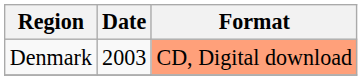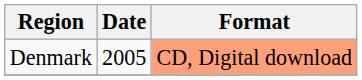(124, 57) 2003 -> (124, 57) 2005
